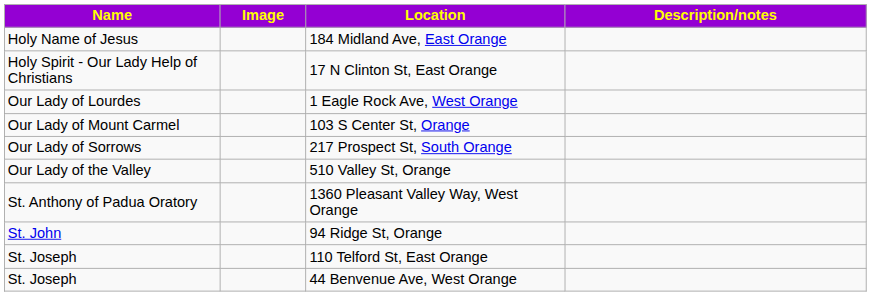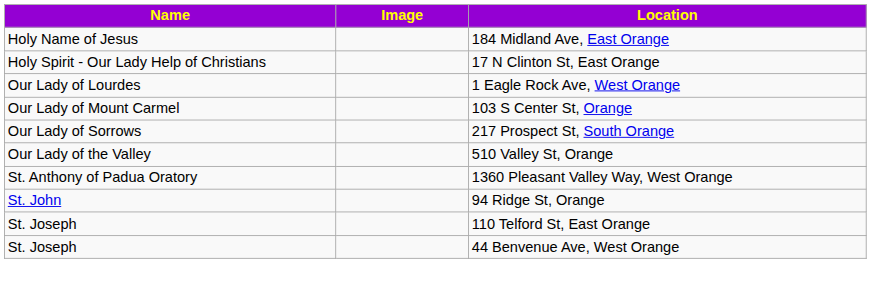- column: (715, 16)
